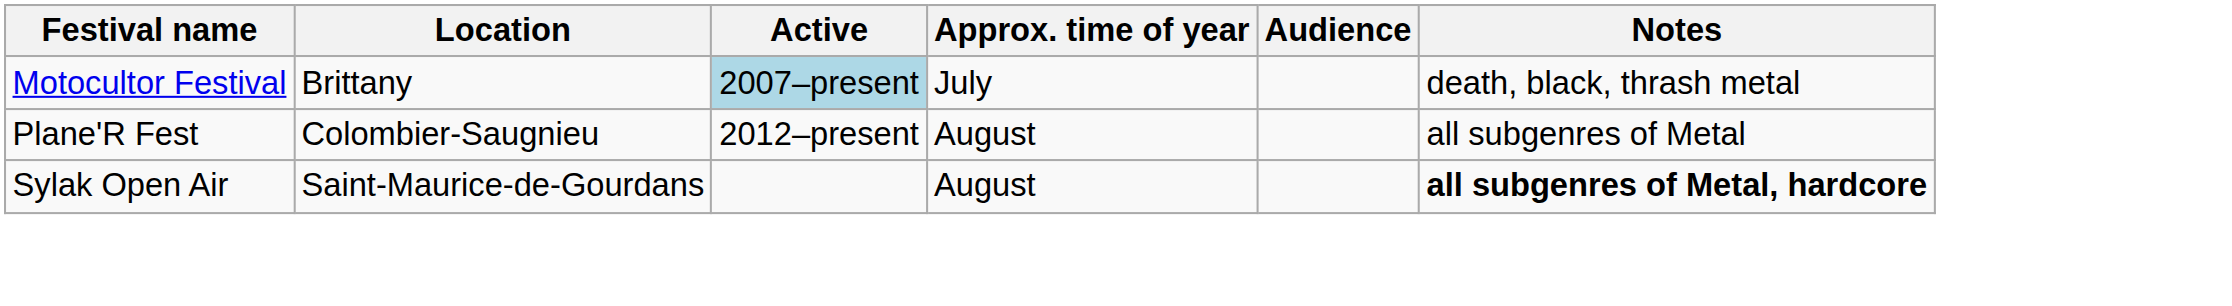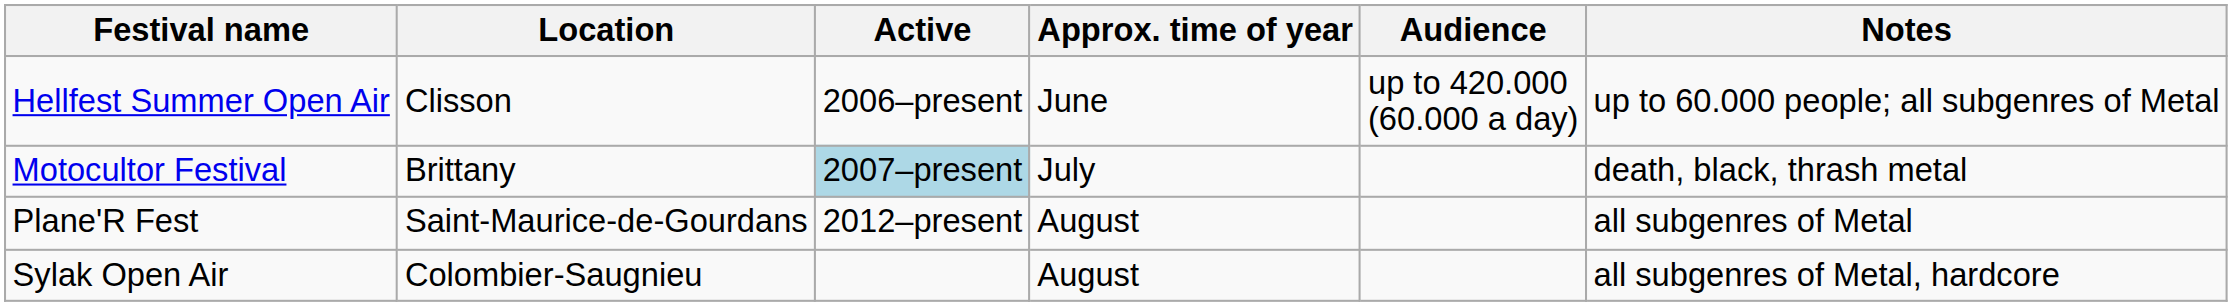+ row: (201, 100)
(450, 133) Colombier-Saugnieu -> (606, 222) Saint-Maurice-de-Gourdans
(503, 185) Saint-Maurice-de-Gourdans -> (554, 274) Colombier-Saugnieu
(1677, 185) bold -> (1827, 274) normal
